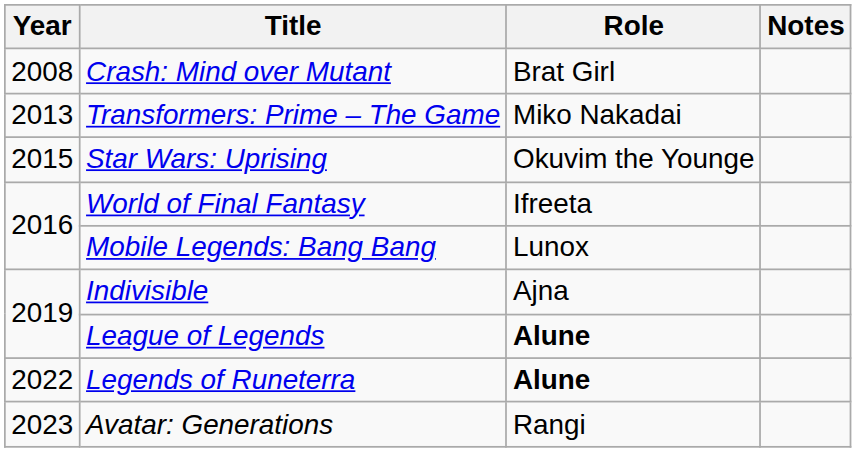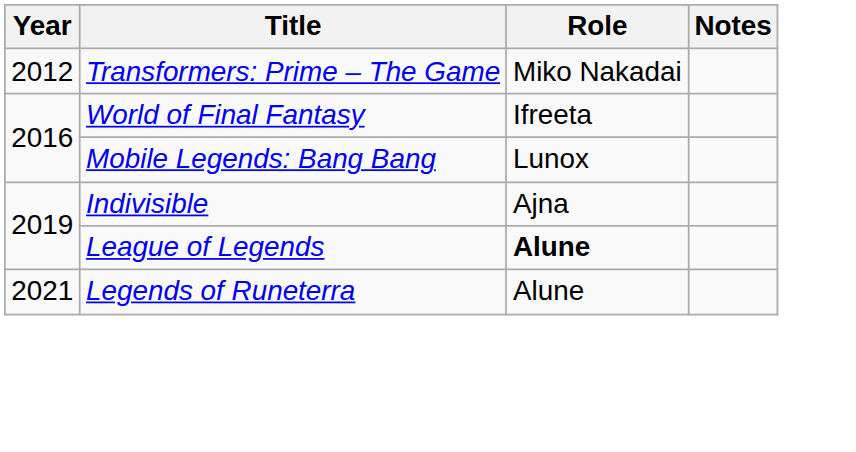- row: (238, 70)
(42, 114) 2013 -> (42, 70) 2012
- row: (206, 159)
(42, 379) 2022 -> (42, 291) 2021
(552, 379) bold -> (549, 291) normal
- row: (210, 423)
